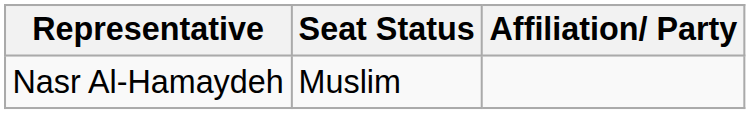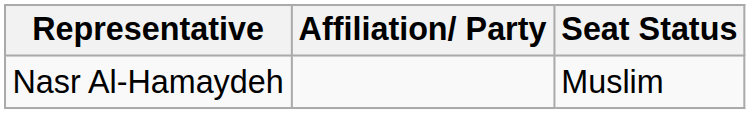columns swapped: (613, 30) <-> (387, 30)
